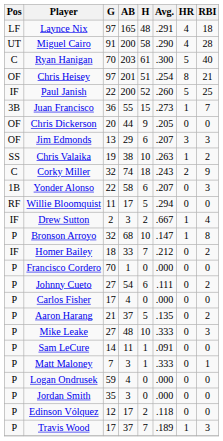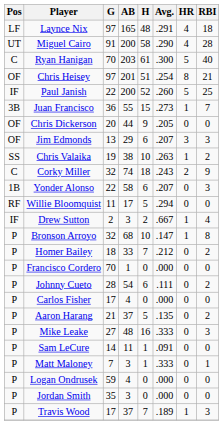(14, 252) IF -> (14, 252) P
(111, 284) 27 -> (111, 284) 28
(145, 332) 10 -> (145, 332) 16
- row: (64, 412)
